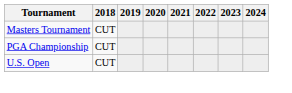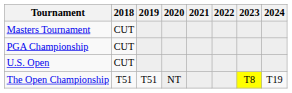+ row: (58, 80)
